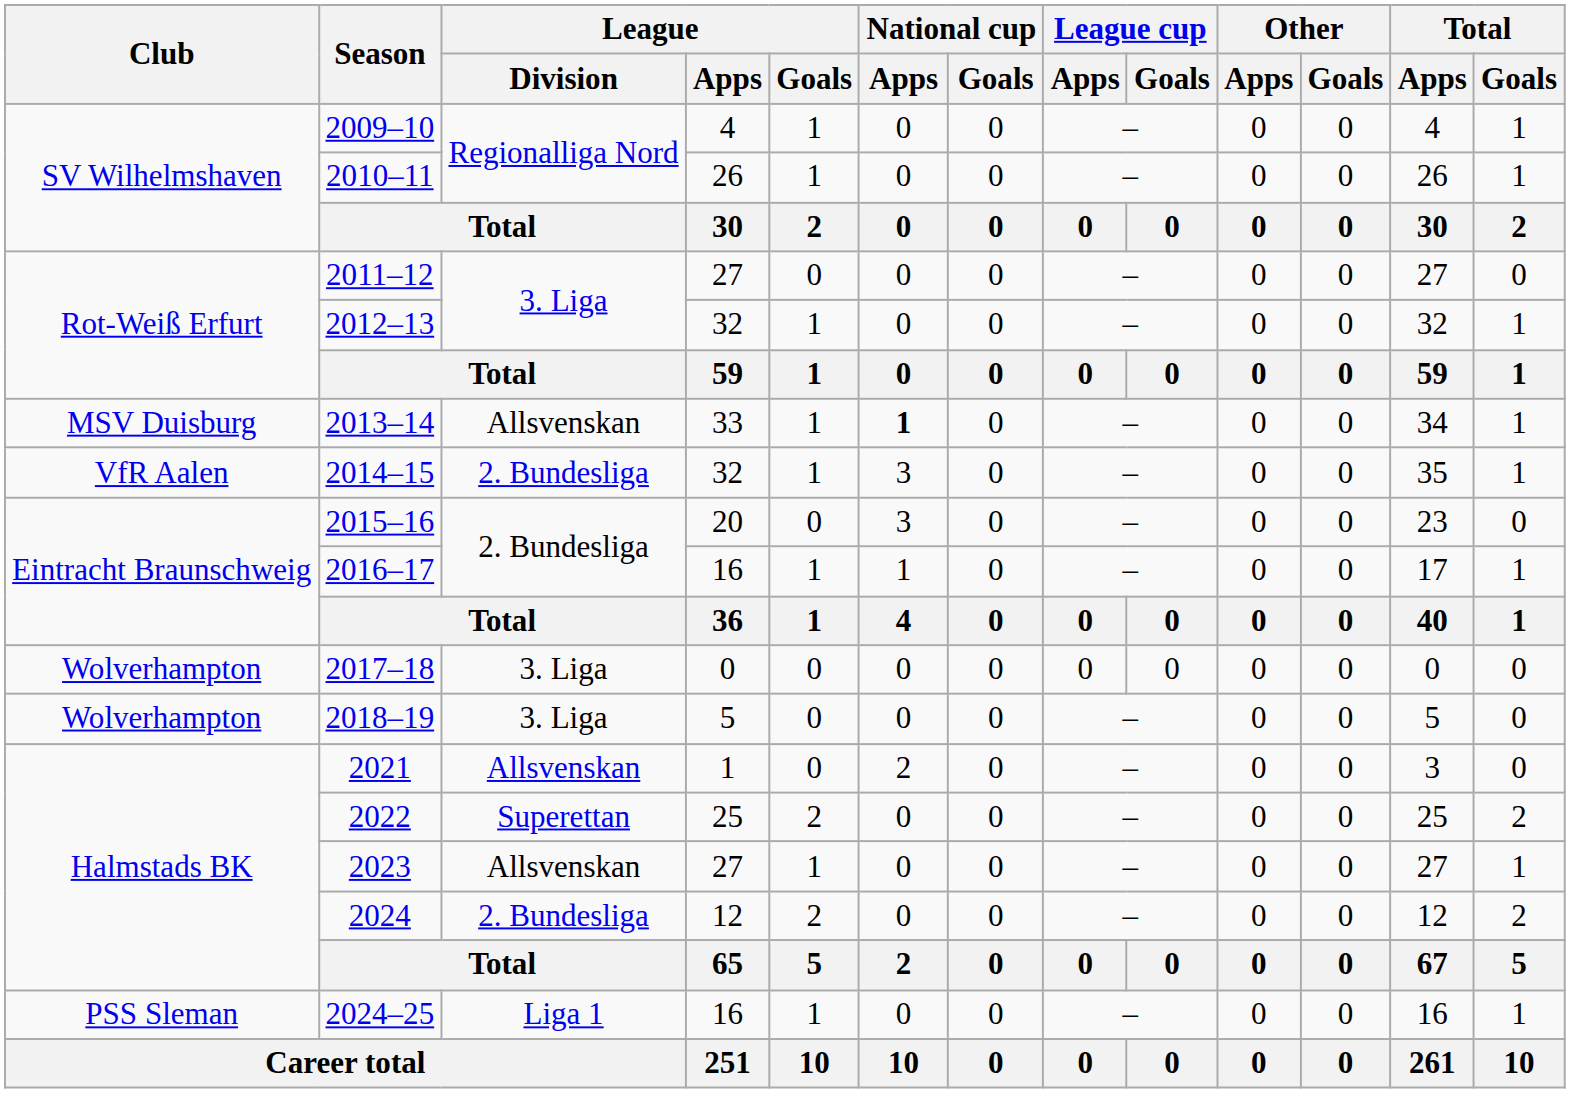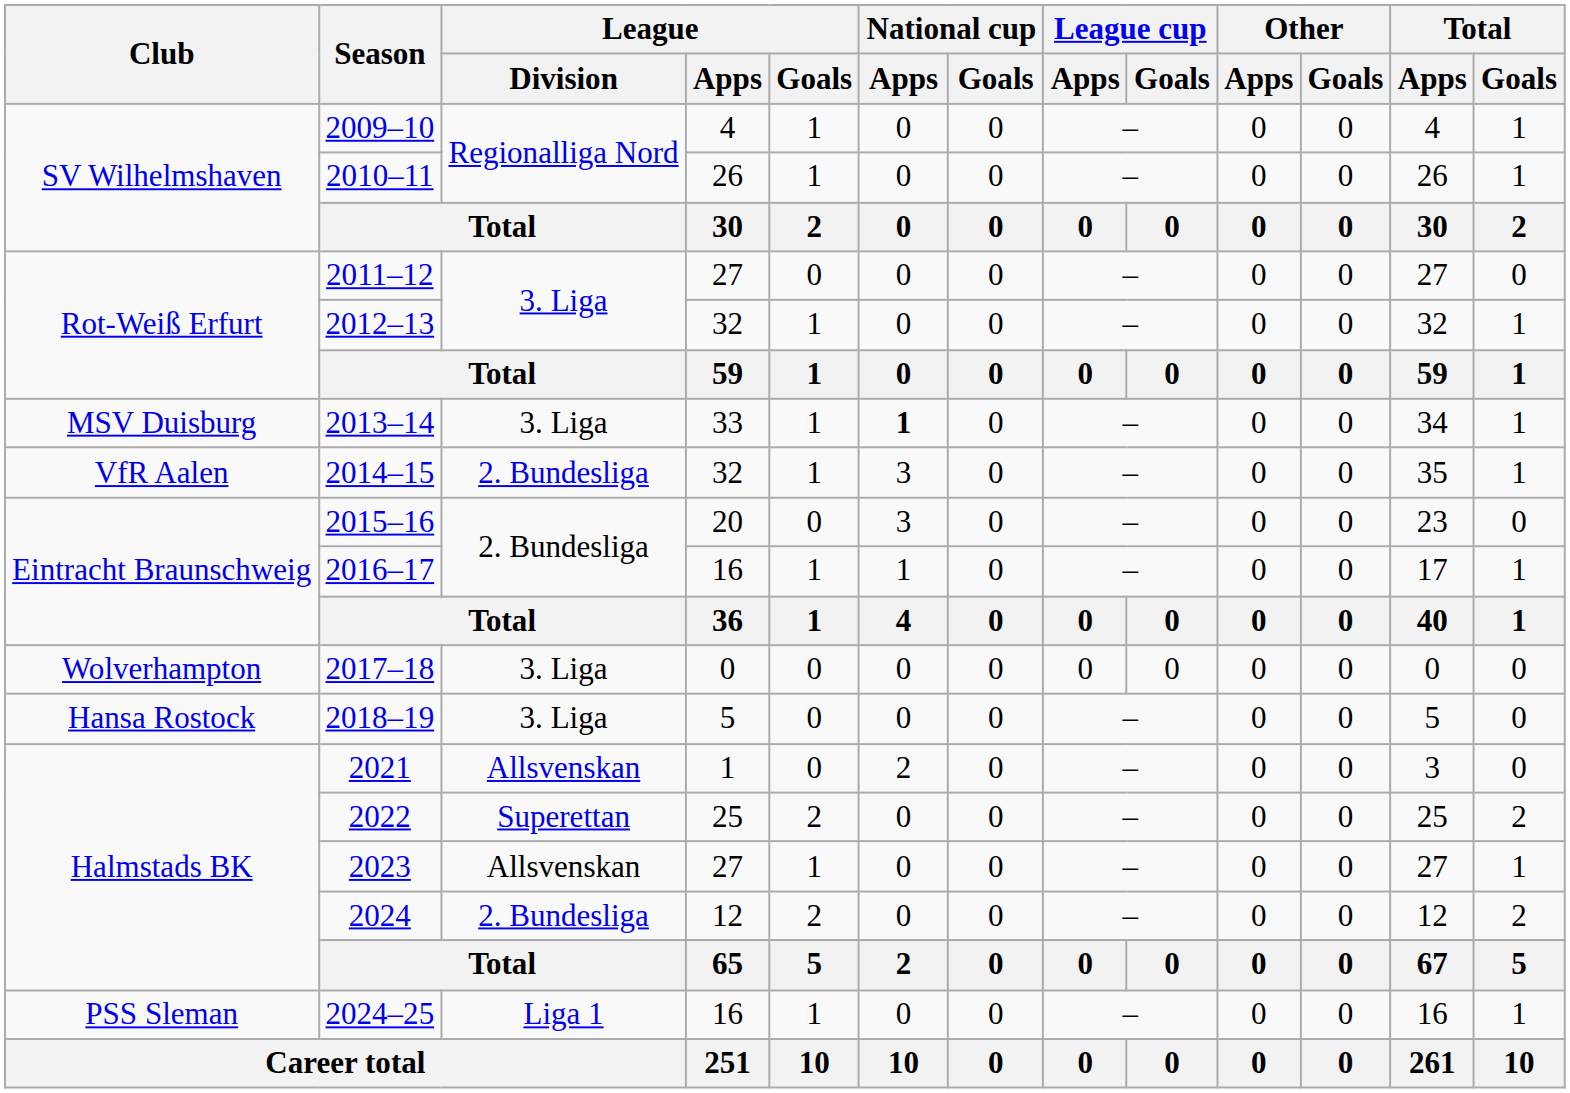(564, 422) Allsvenskan -> (564, 422) 3. Liga
(162, 718) Wolverhampton -> (162, 718) Hansa Rostock
